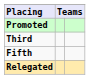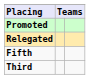rows swapped: (19, 39) <-> (30, 67)
